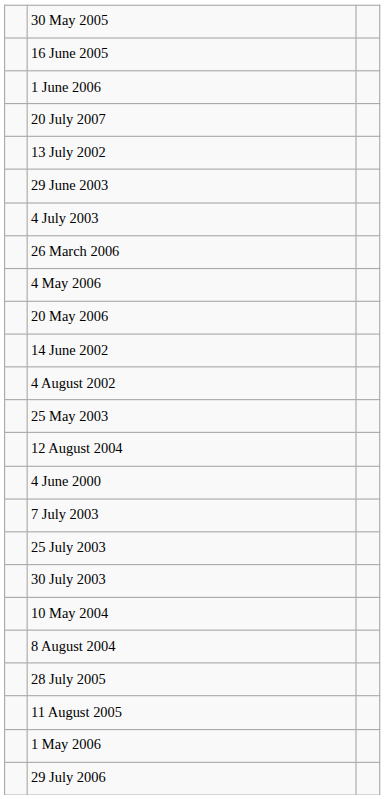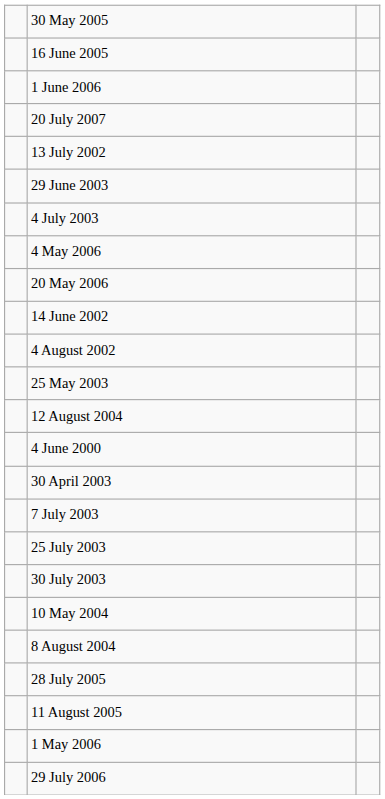- row: (75, 251)
+ row: (71, 482)
